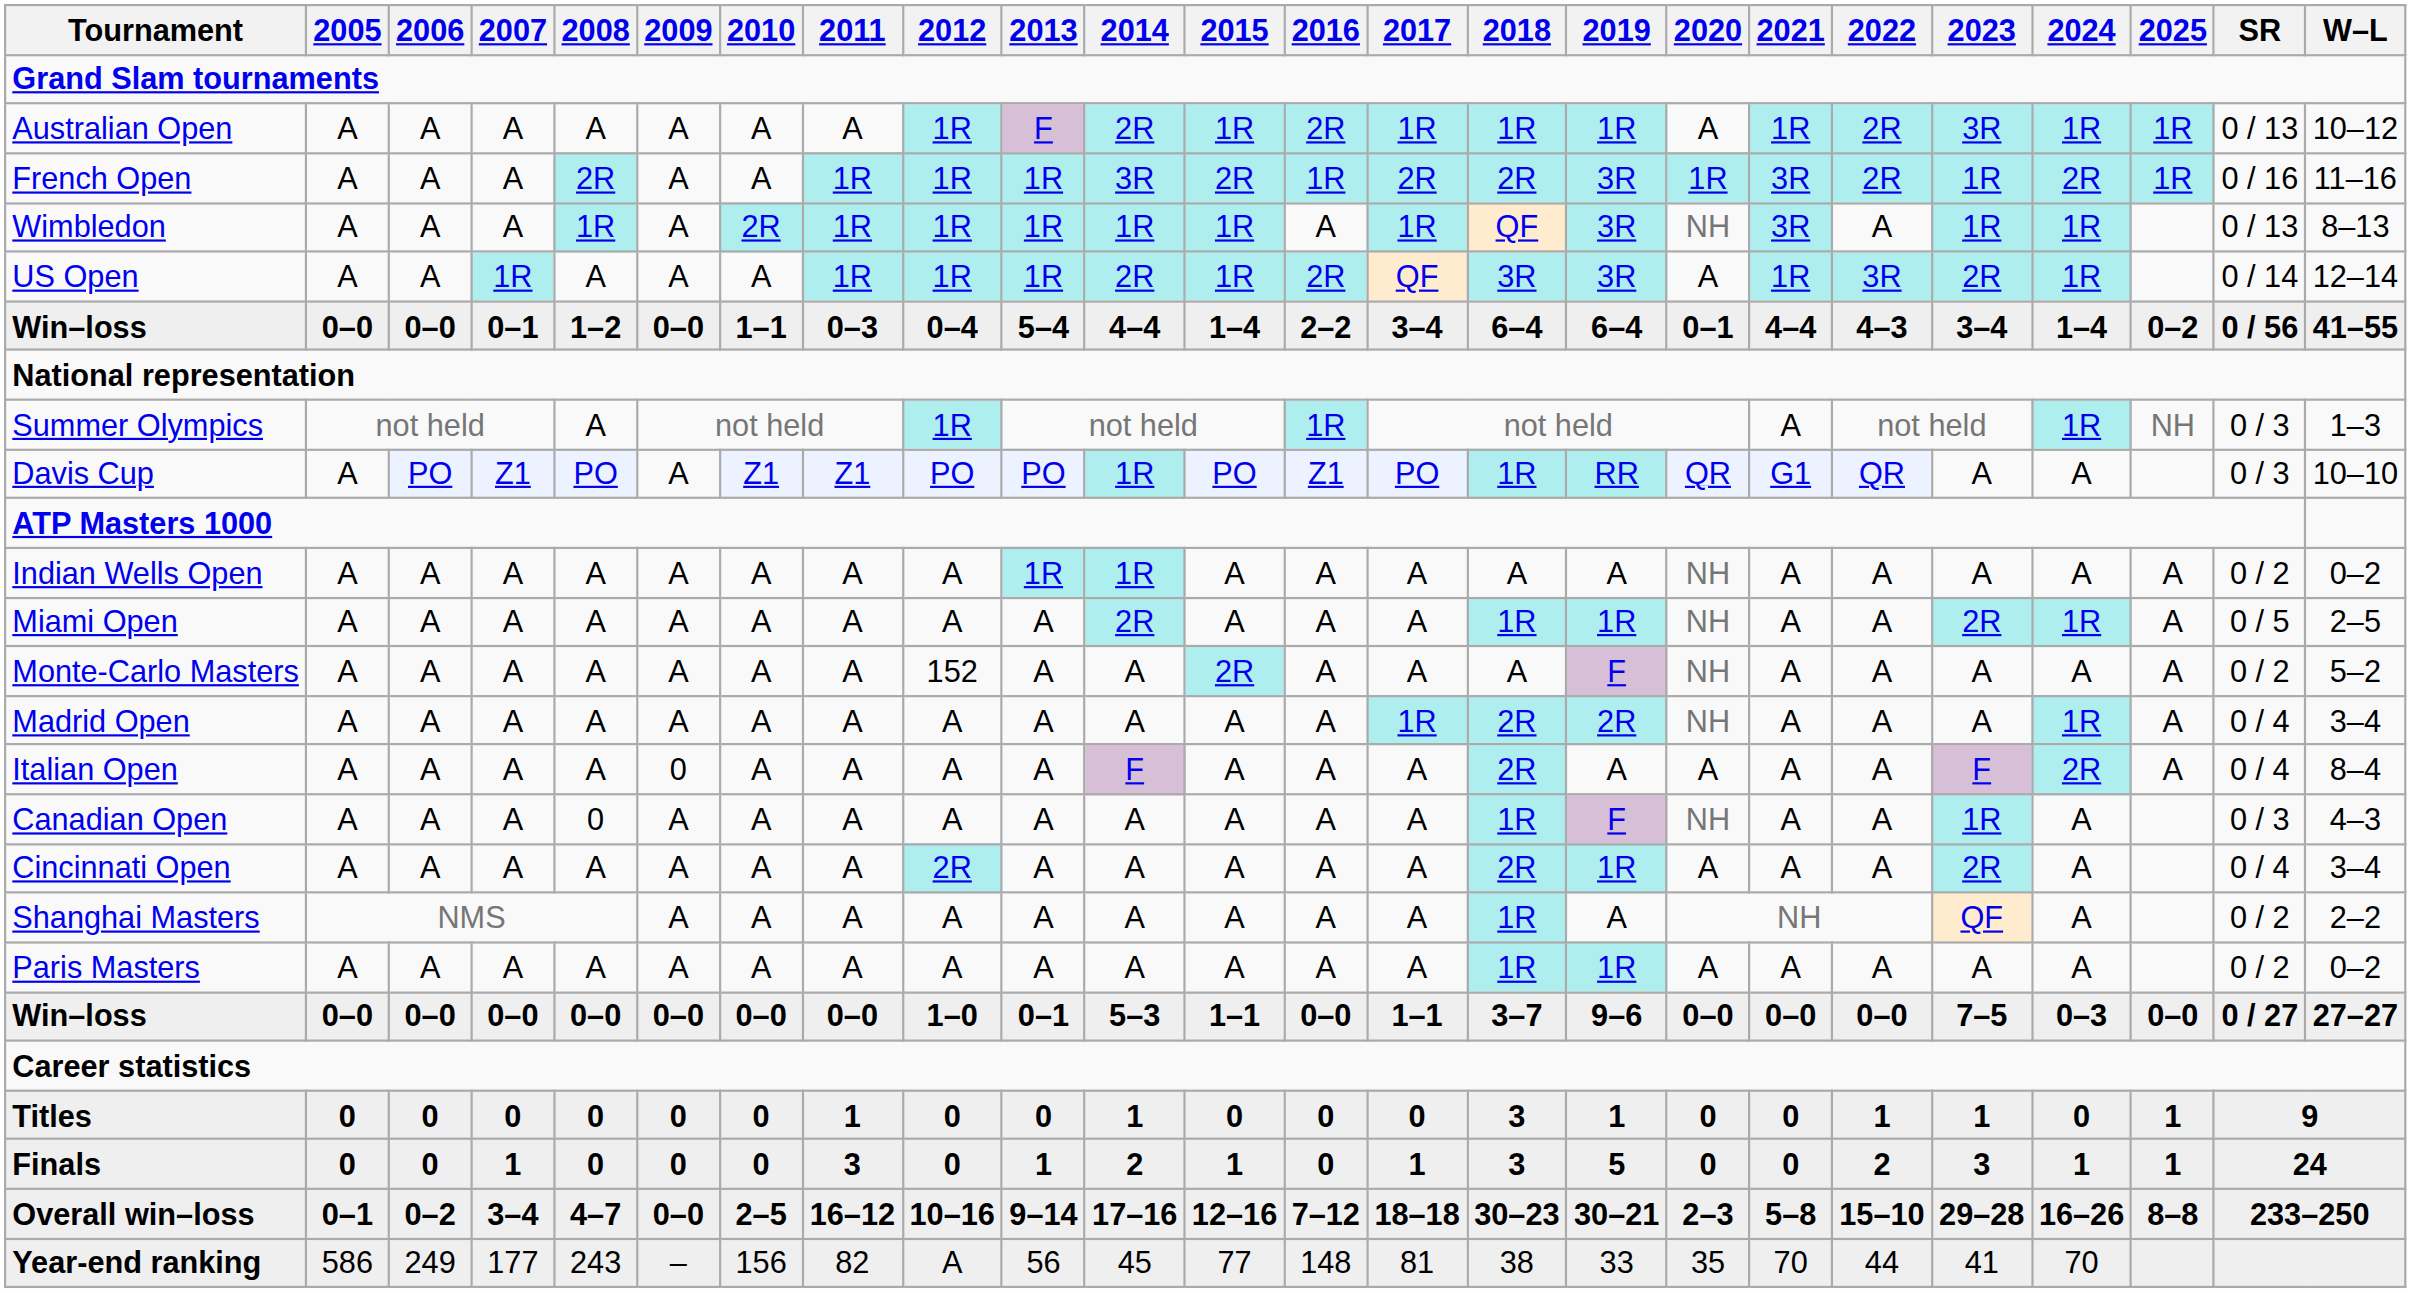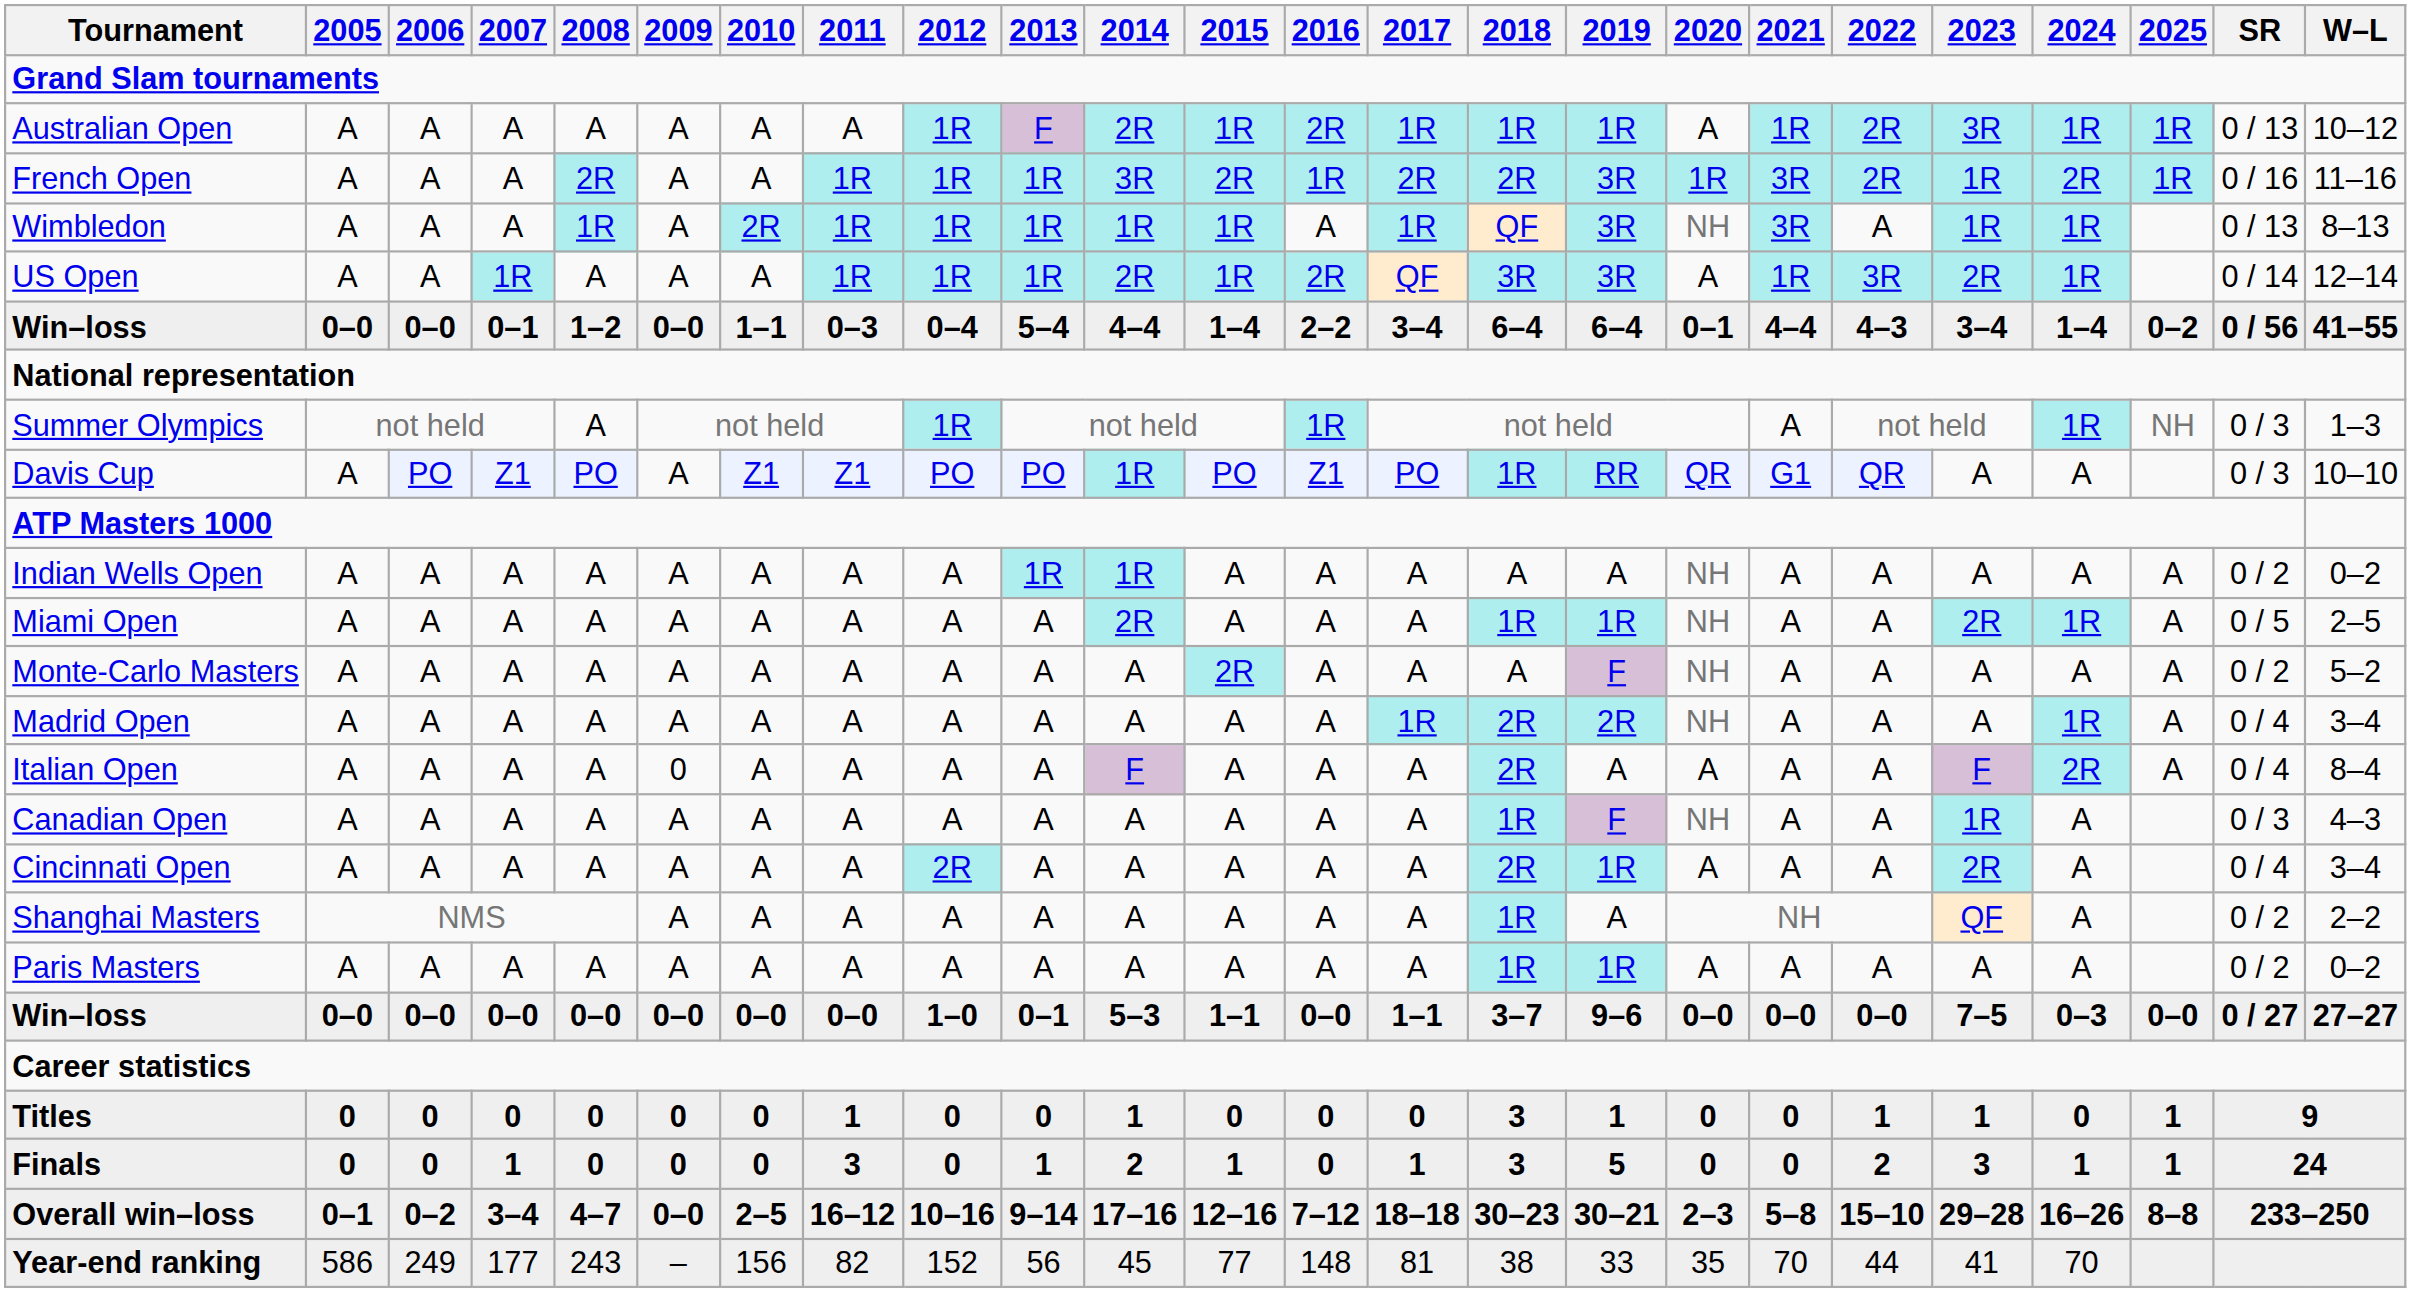(952, 671) 152 -> (952, 671) A
(596, 819) 0 -> (596, 819) A
(952, 1263) A -> (952, 1263) 152
